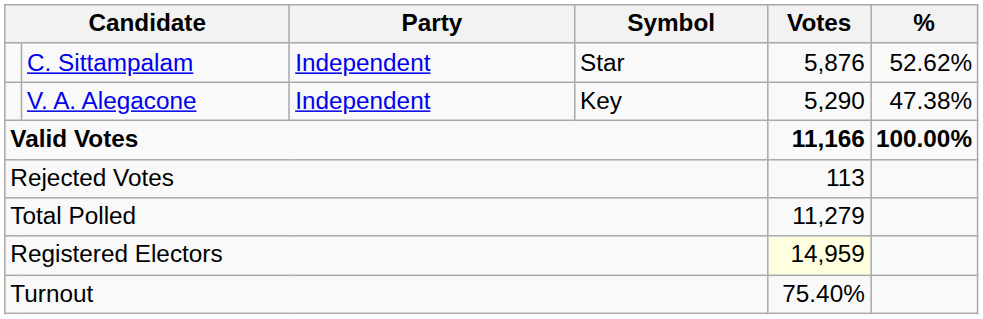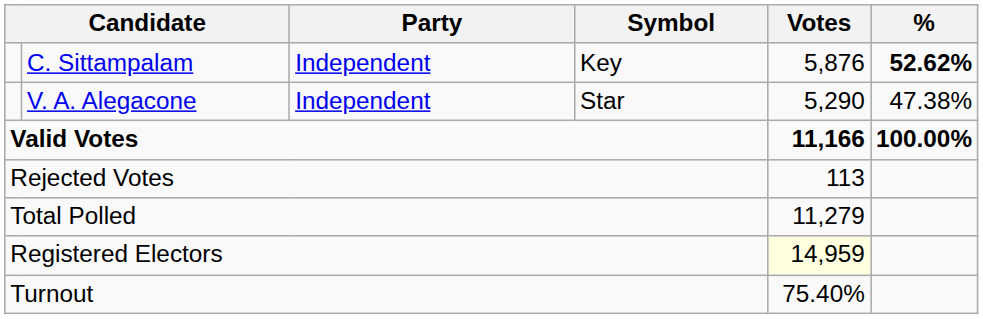(602, 62) Star -> (601, 62) Key
(931, 62) normal -> (931, 62) bold
(601, 100) Key -> (602, 100) Star
